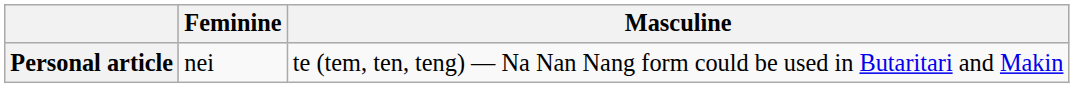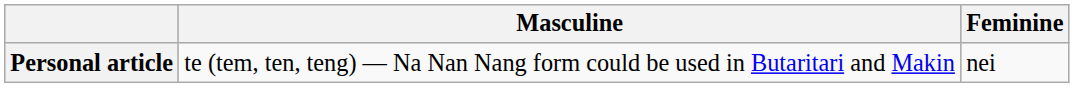columns swapped: (678, 23) <-> (233, 23)
